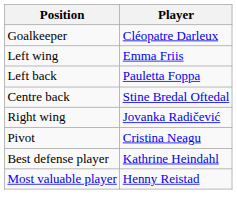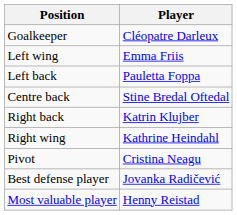+ row: (36, 117)
(172, 117) Jovanka Radičević -> (171, 138) Kathrine Heindahl
(171, 158) Kathrine Heindahl -> (172, 179) Jovanka Radičević
